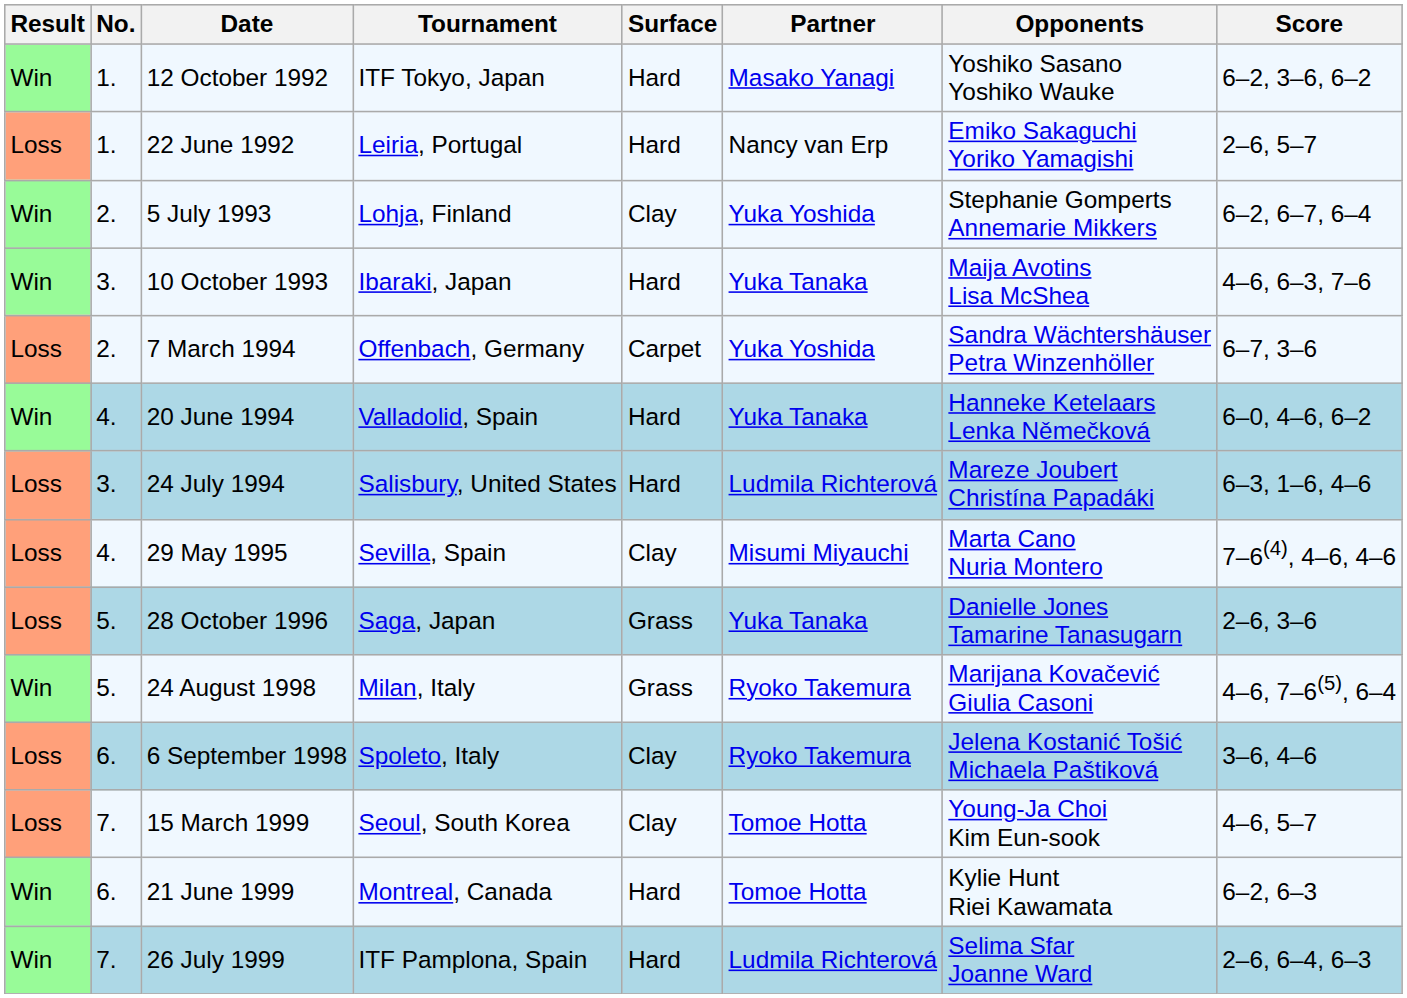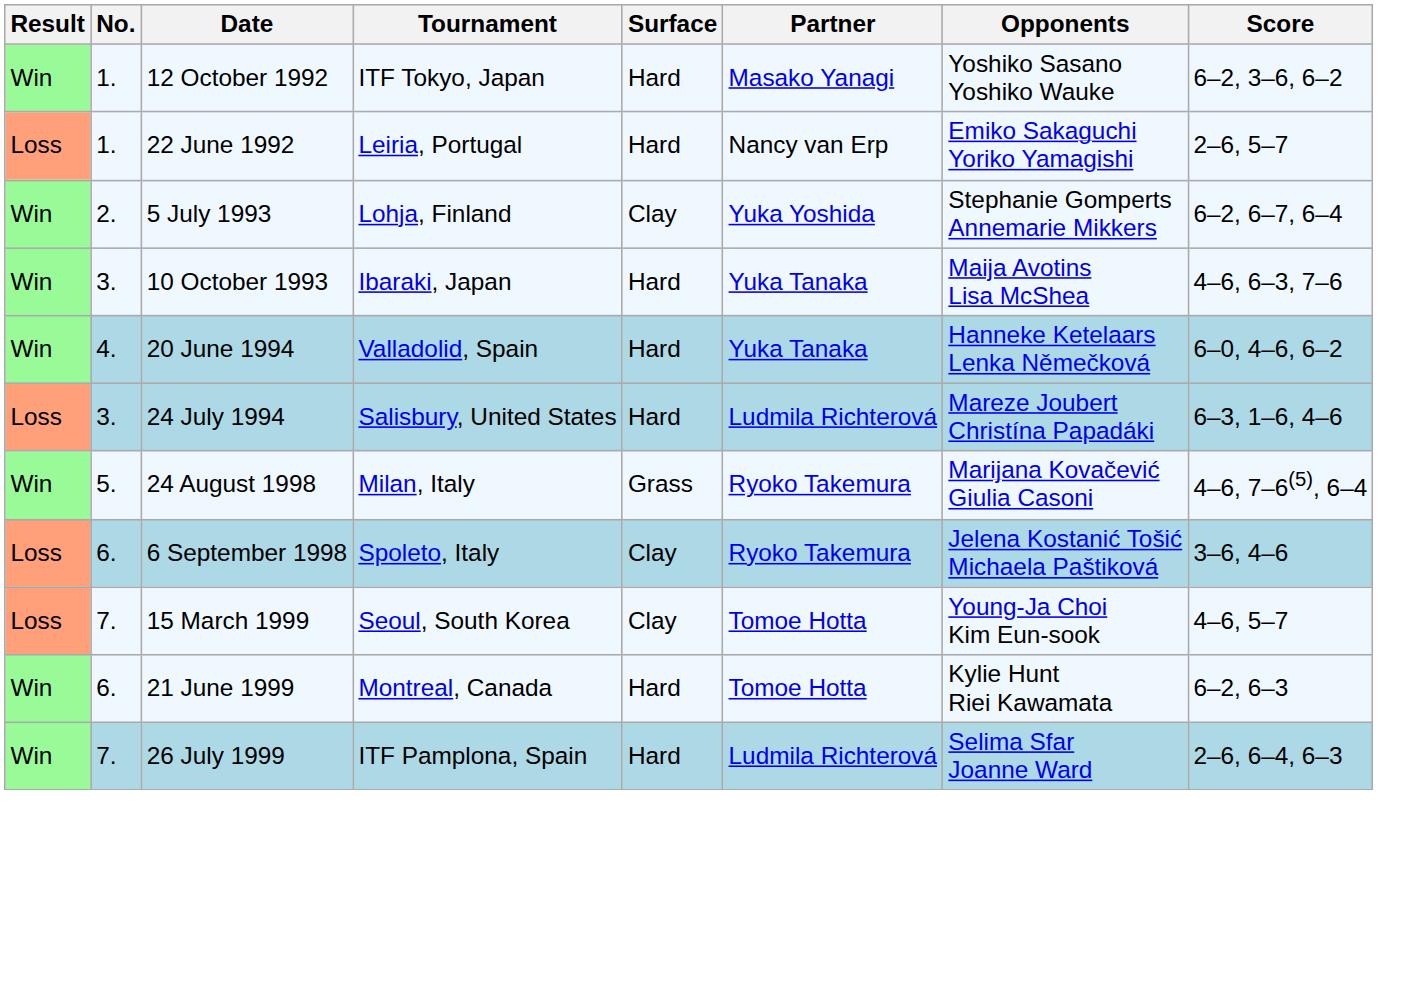- row: (221, 348)
- row: (217, 552)
- row: (237, 619)
